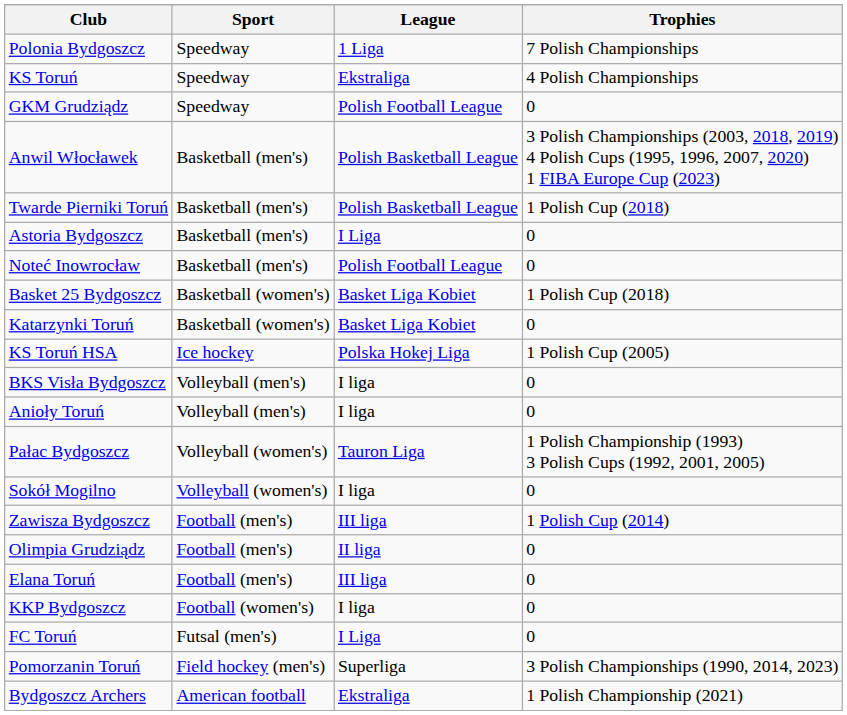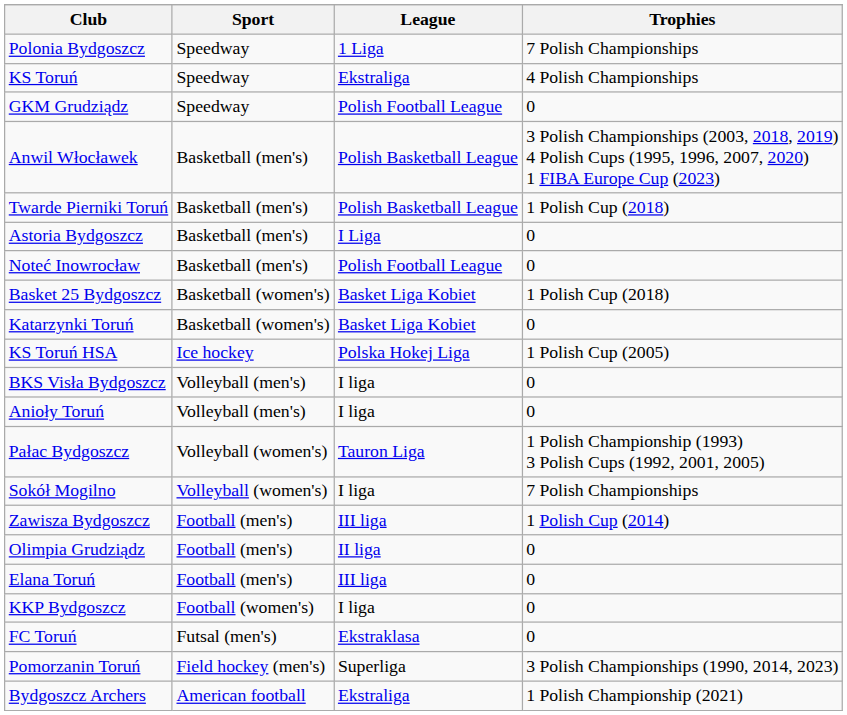(531, 491) 0 -> (612, 491) 7 Polish Championships
(359, 637) I Liga -> (379, 637) Ekstraklasa
